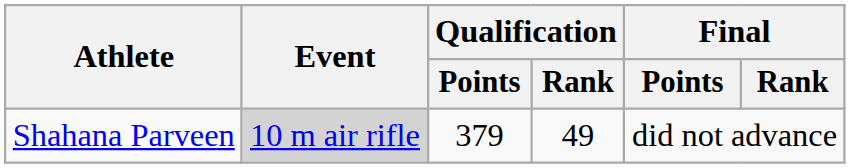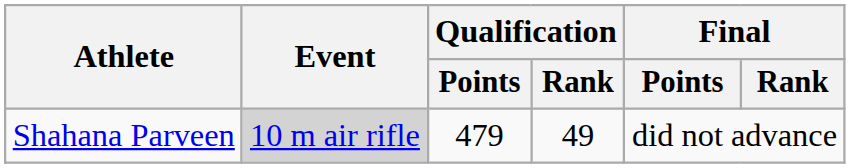(479, 135) 379 -> (479, 135) 479
